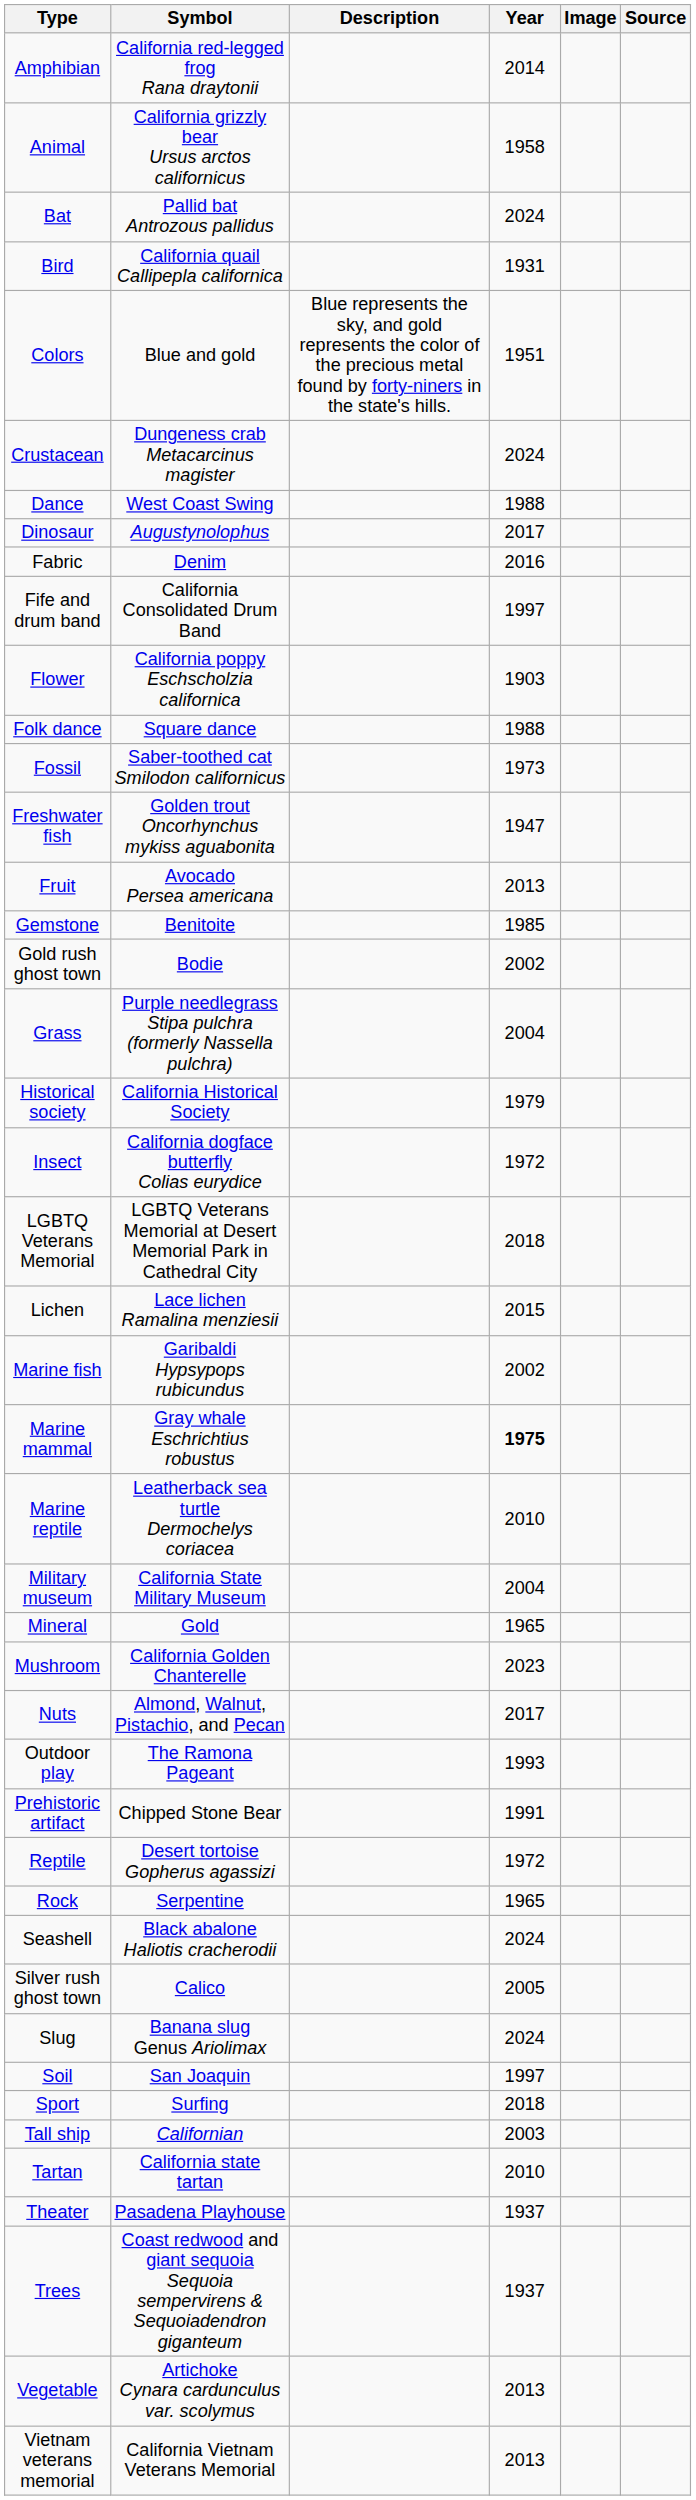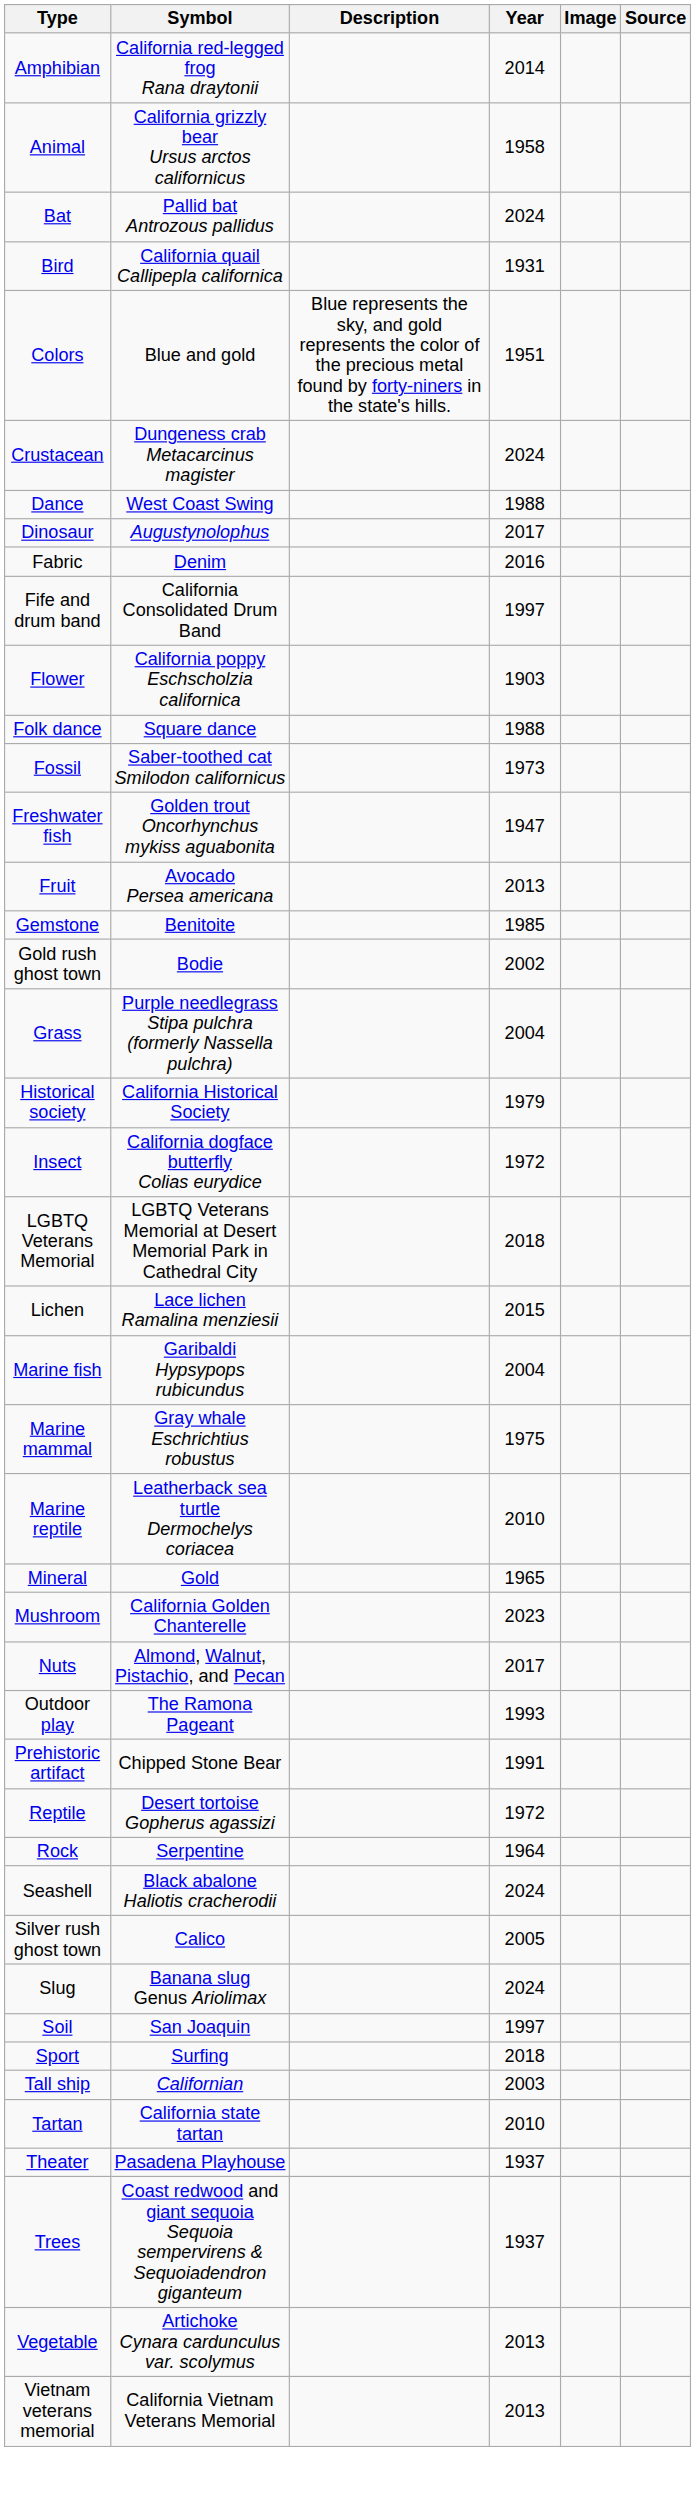(525, 1369) 2002 -> (525, 1369) 2004
(525, 1439) bold -> (525, 1439) normal
- row: (57, 1588)
(525, 1900) 1965 -> (525, 1851) 1964
